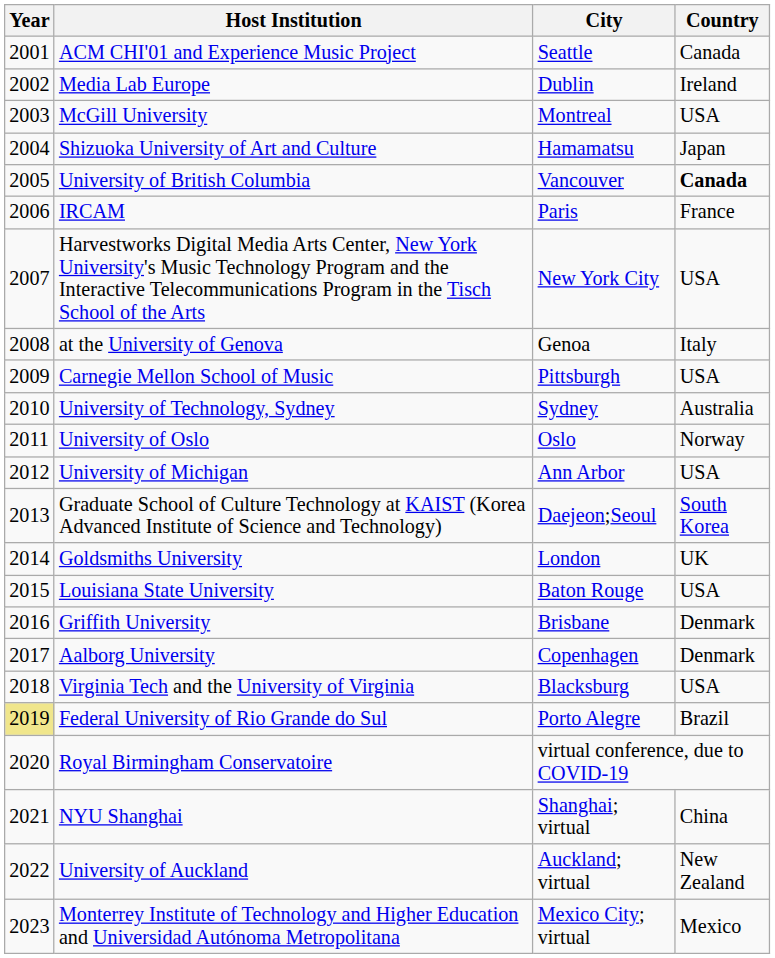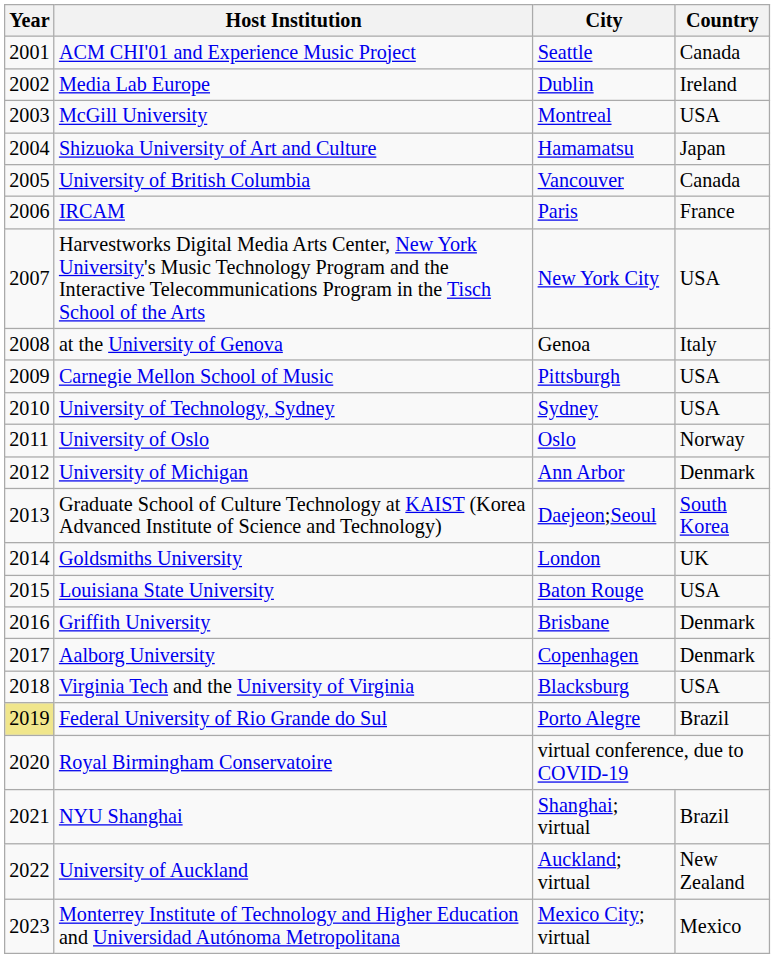(713, 180) bold -> (710, 180) normal
(717, 408) Australia -> (700, 408) USA
(700, 472) USA -> (717, 472) Denmark
(704, 816) China -> (704, 816) Brazil
